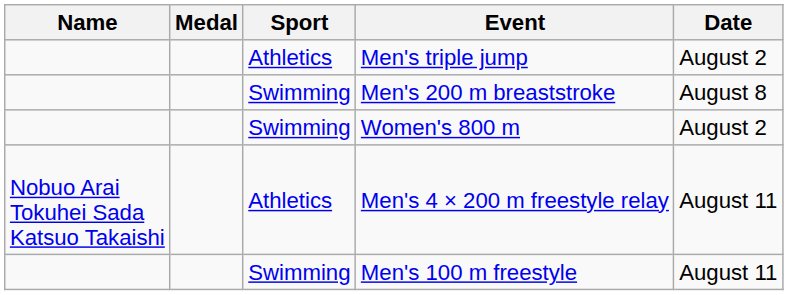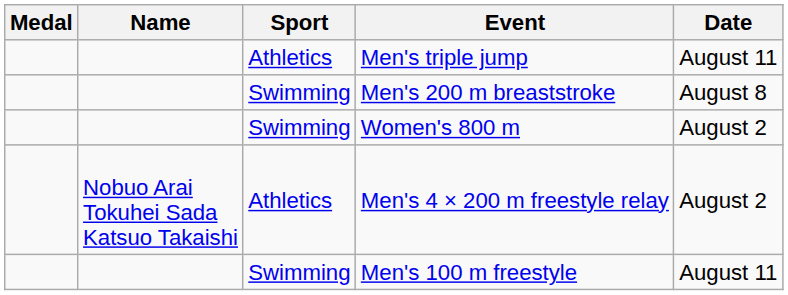columns swapped: (207, 22) <-> (87, 22)
(723, 58) August 2 -> (728, 58) August 11
(728, 200) August 11 -> (723, 200) August 2
